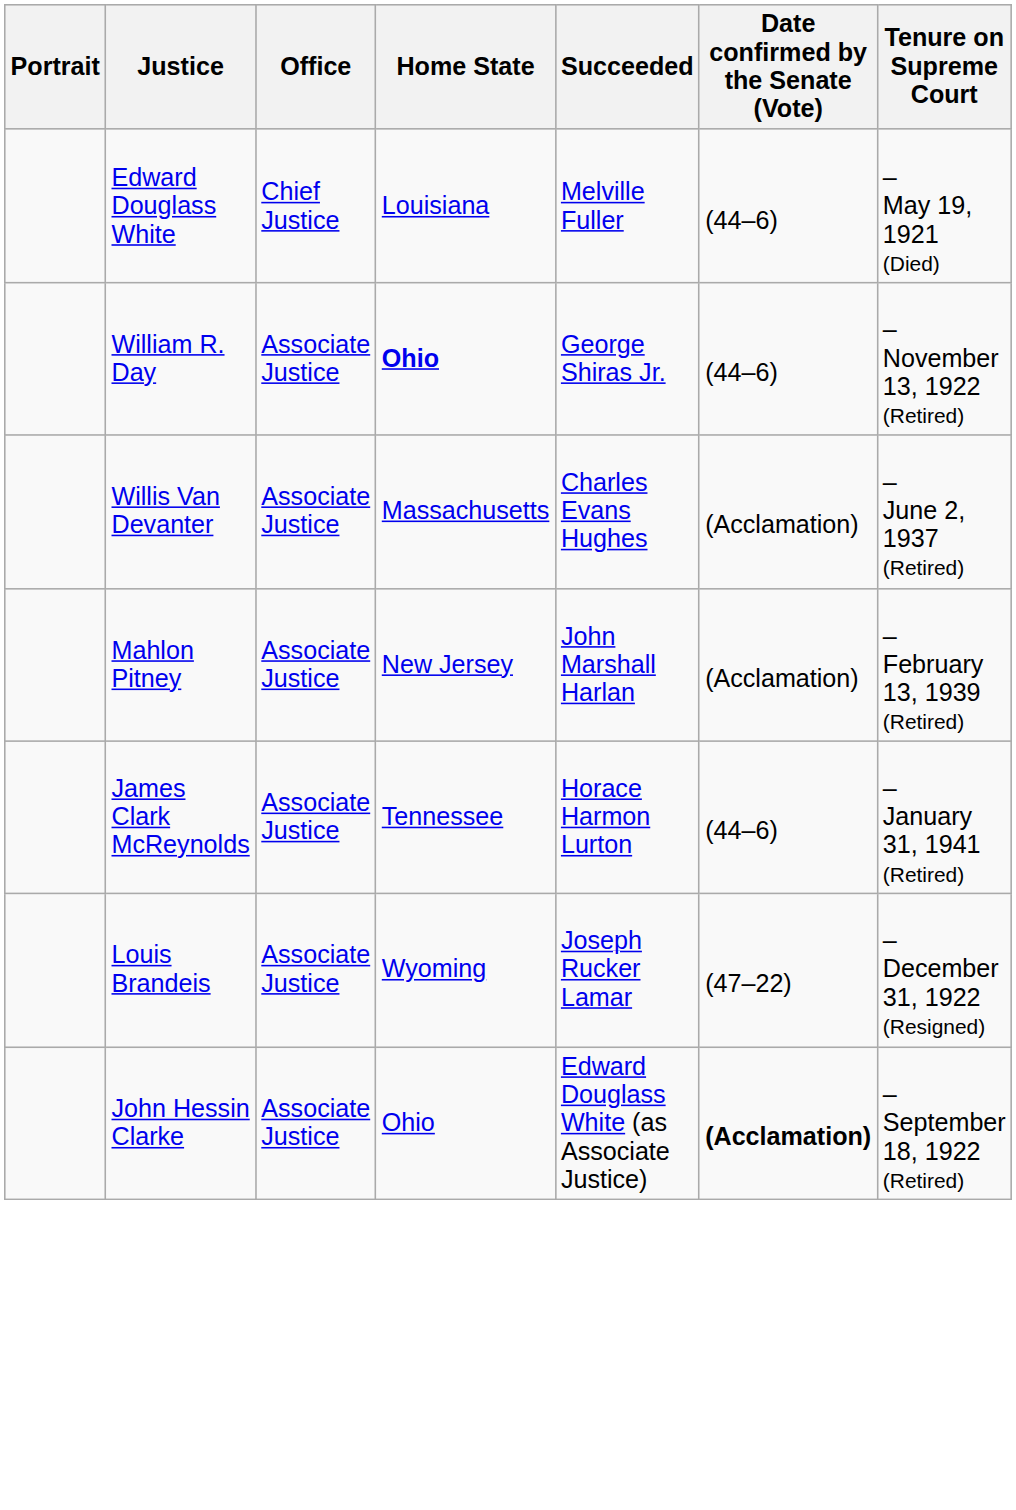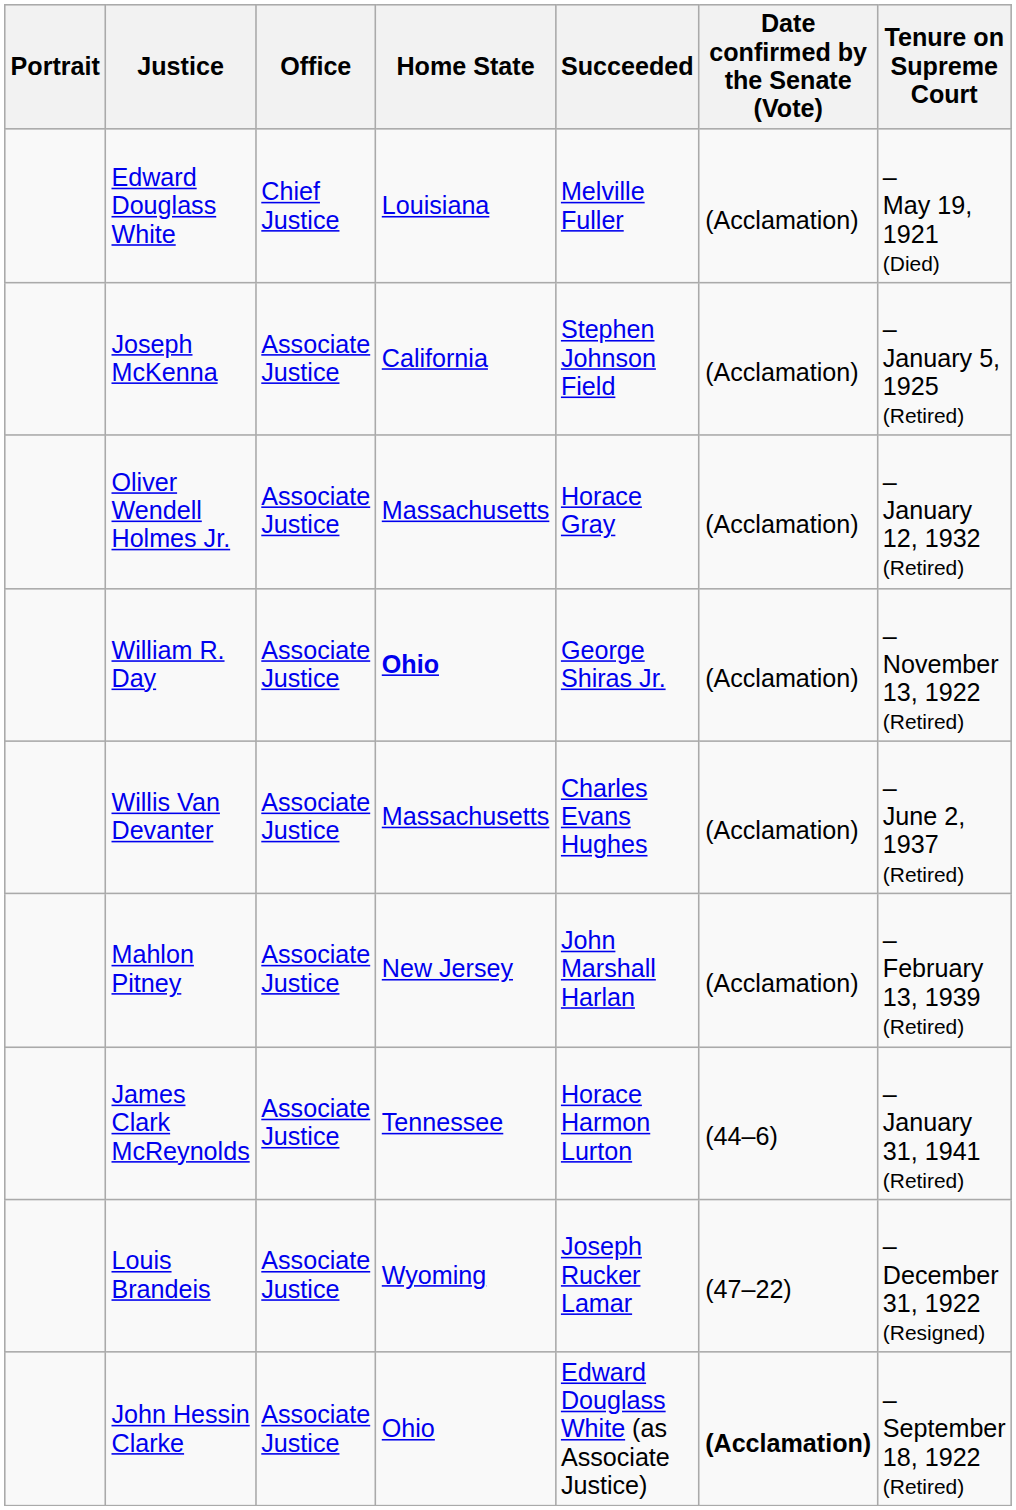(741, 219) (44–6) -> (782, 219) (Acclamation)
+ row: (165, 358)
+ row: (171, 511)
(741, 372) (44–6) -> (782, 678) (Acclamation)
